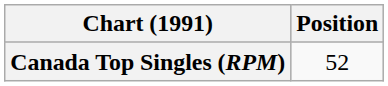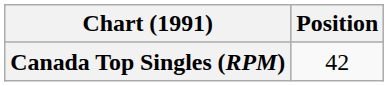(337, 61) 52 -> (337, 61) 42
